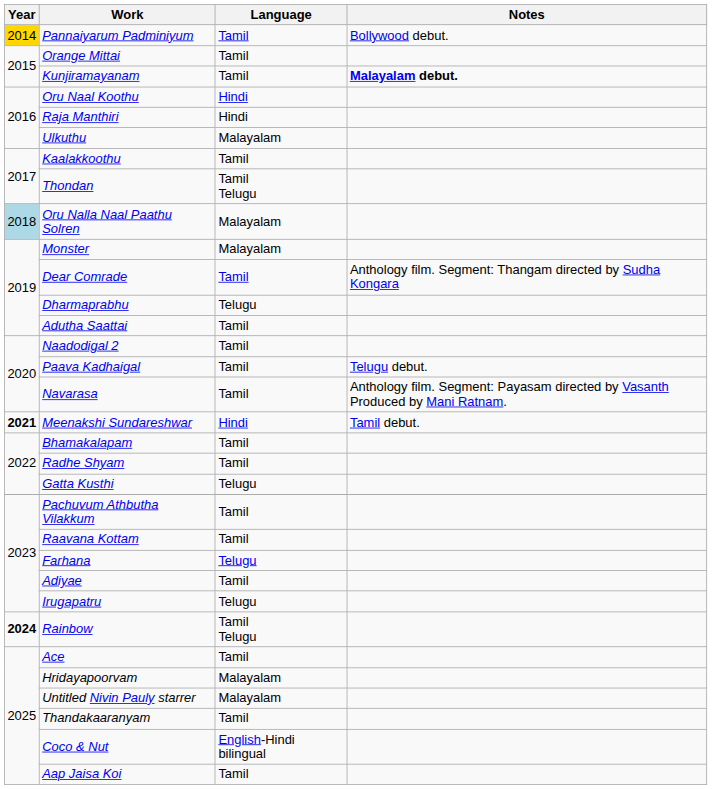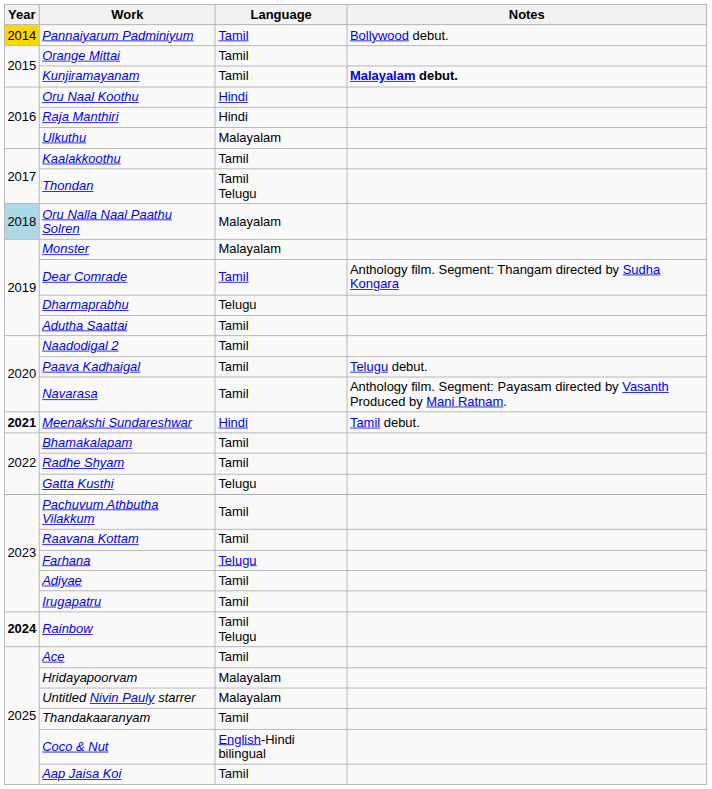(237, 601) Telugu -> (234, 601) Tamil
